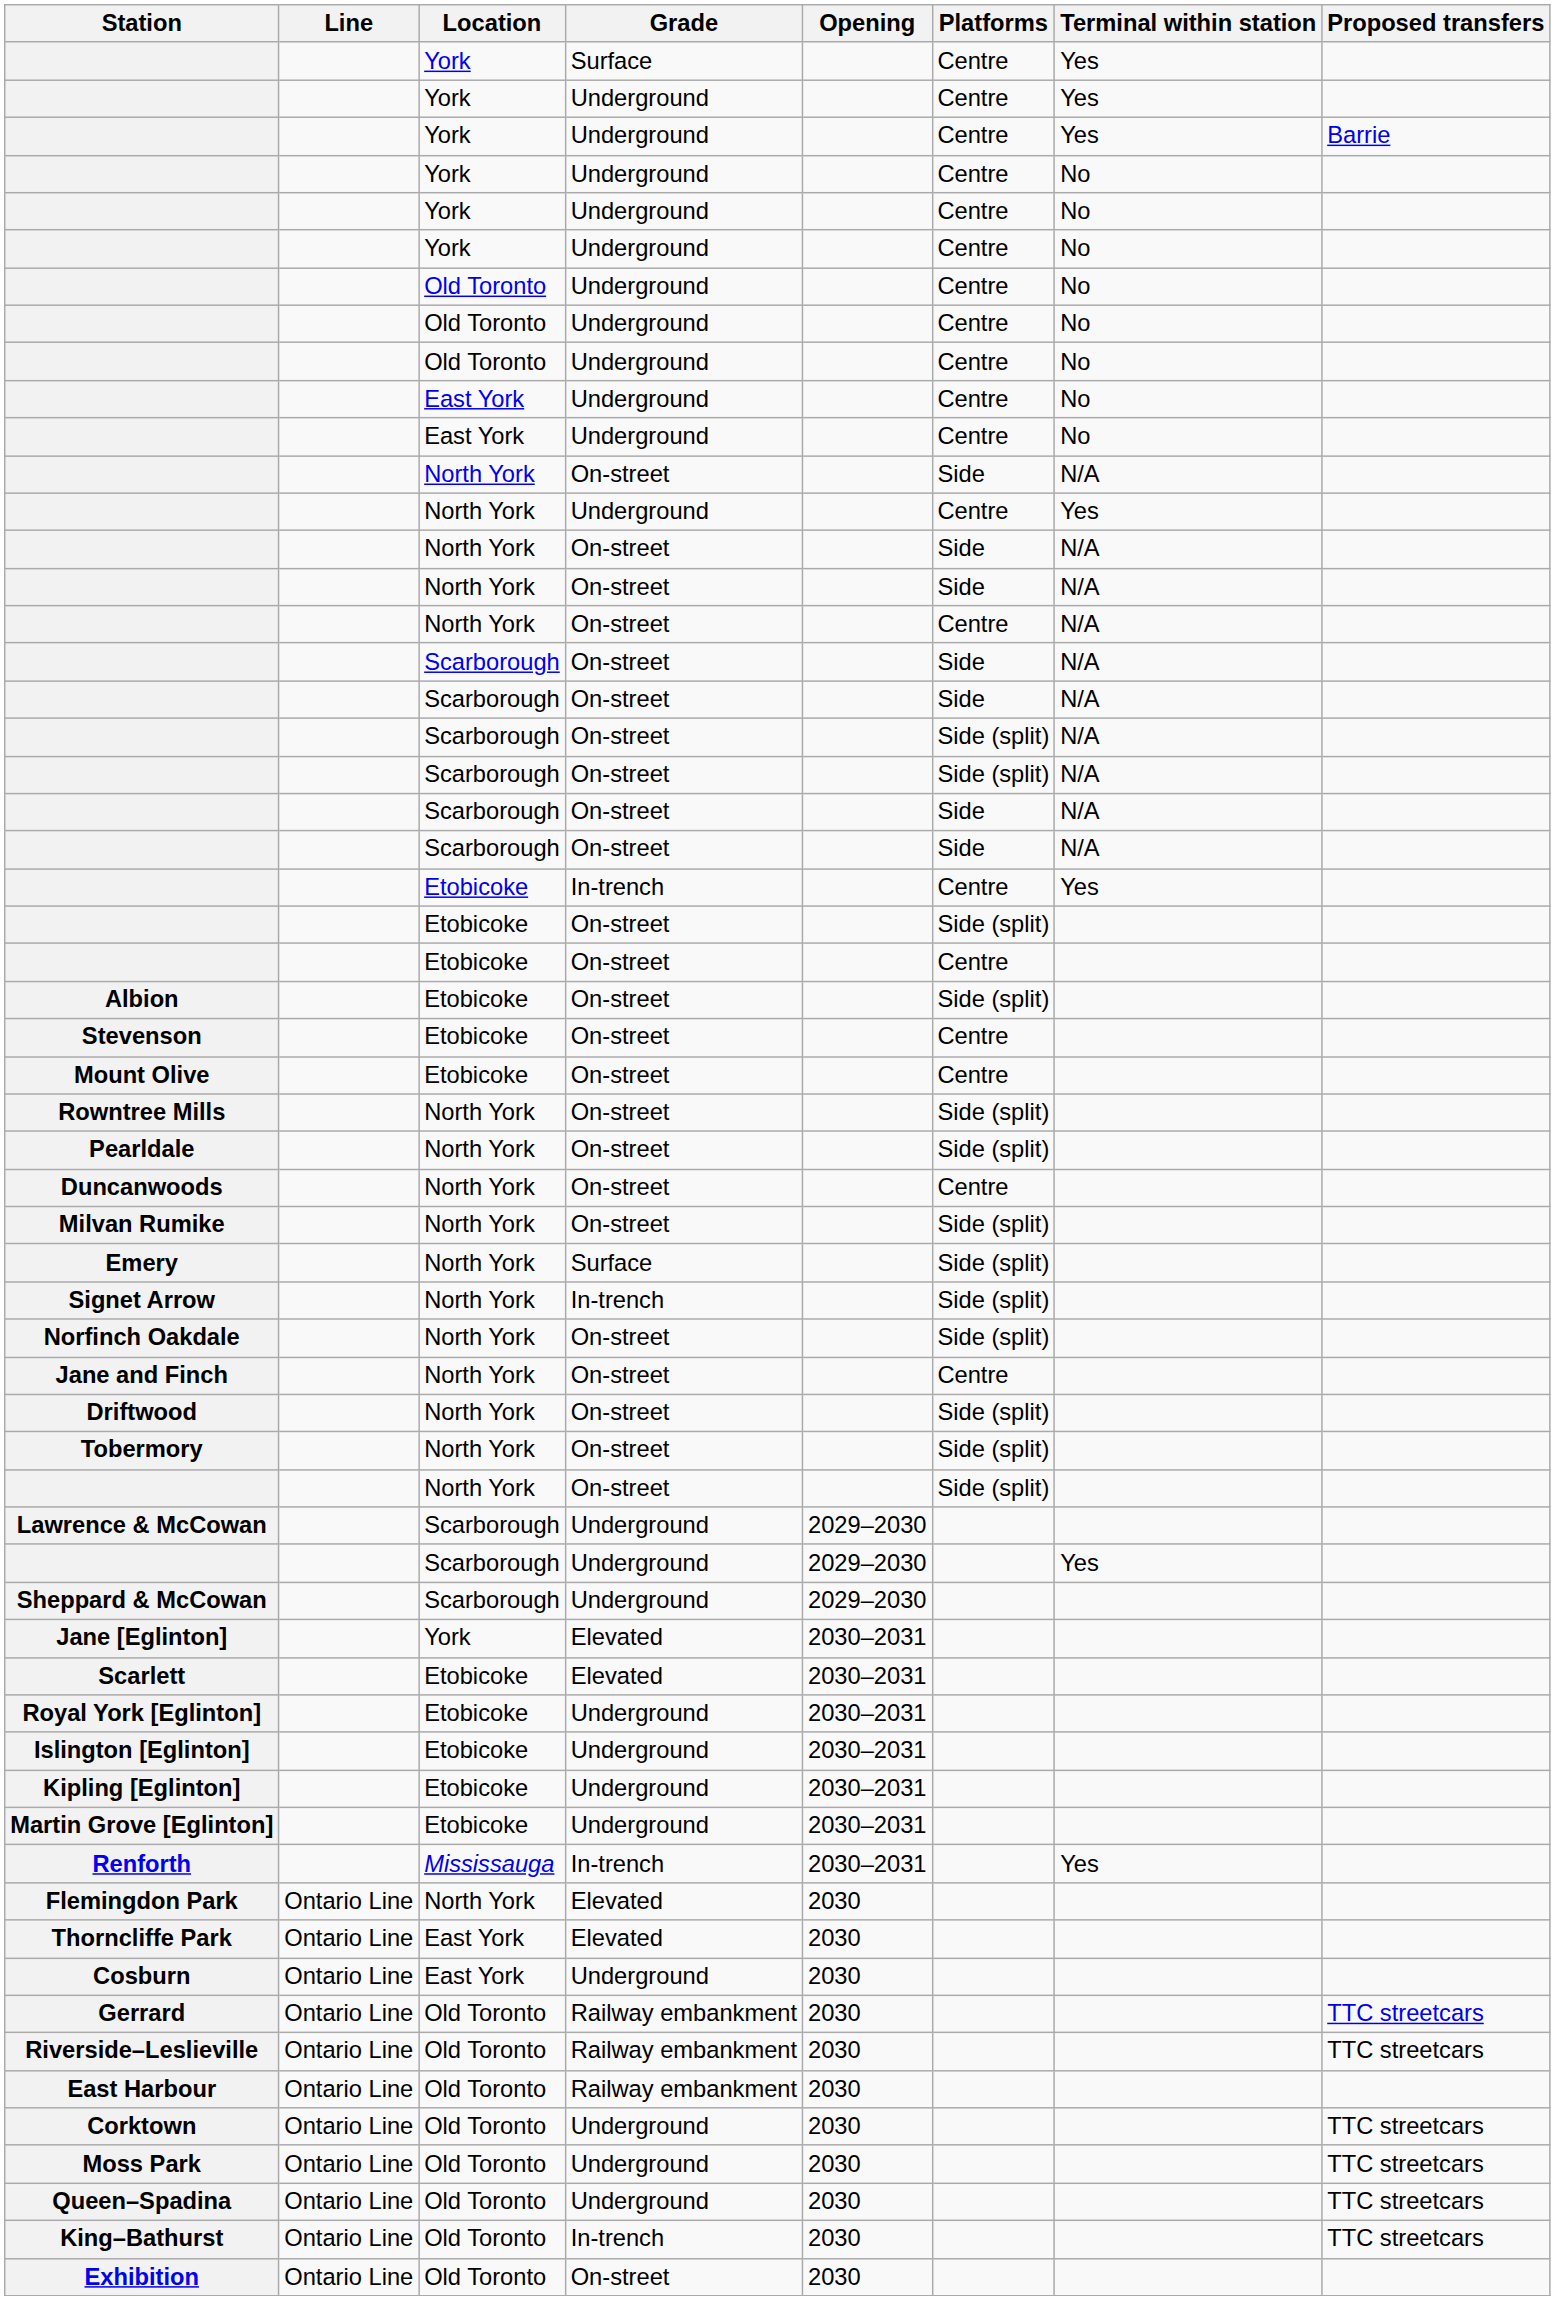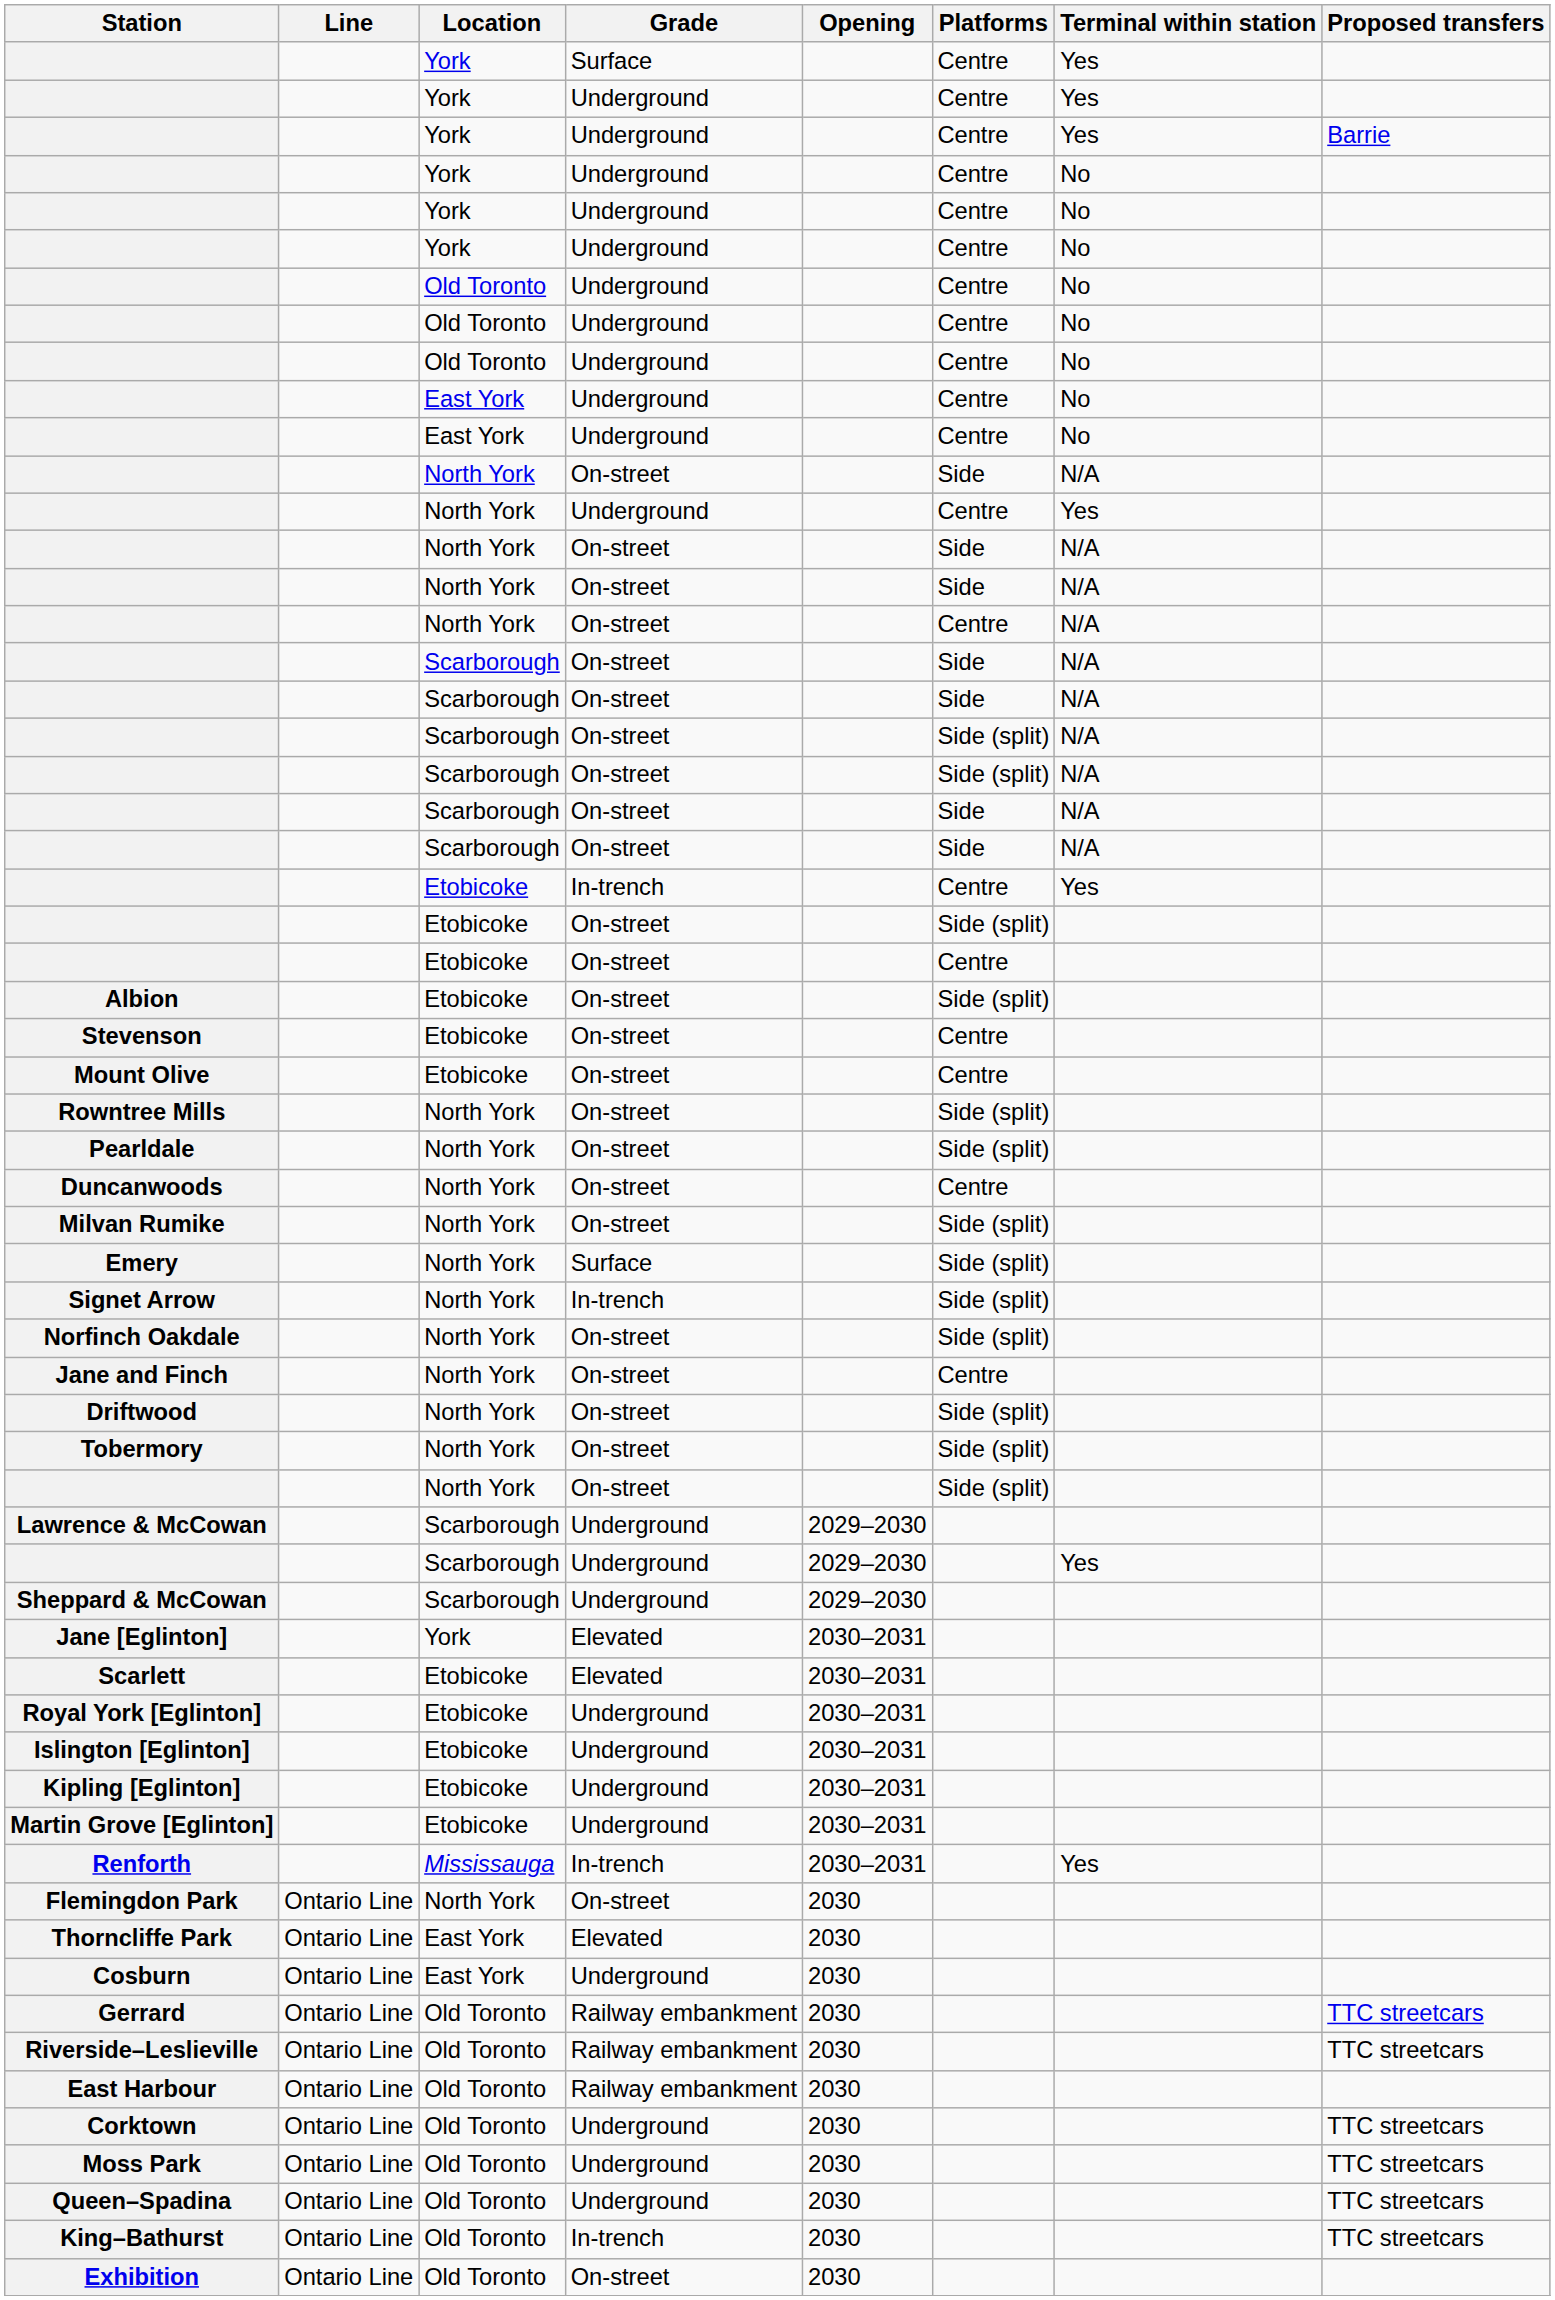(617, 1901) Elevated -> (620, 1901) On-street
